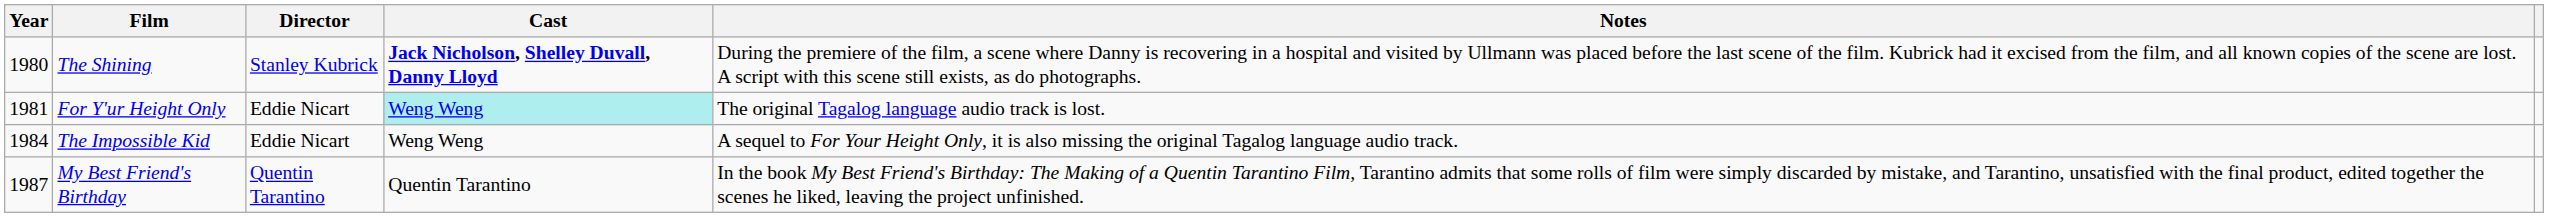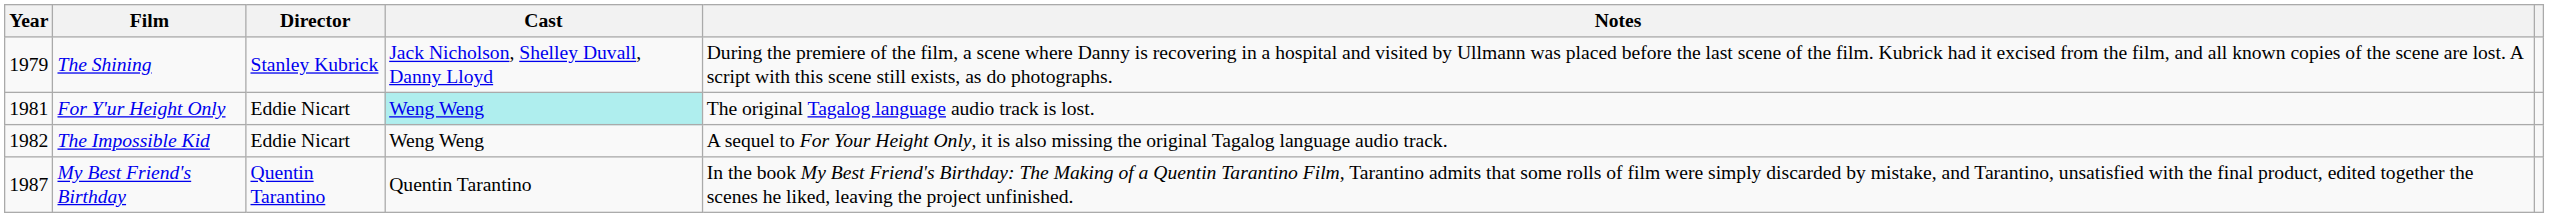(29, 64) 1980 -> (29, 64) 1979
(519, 64) bold -> (515, 64) normal
(29, 141) 1984 -> (29, 141) 1982
